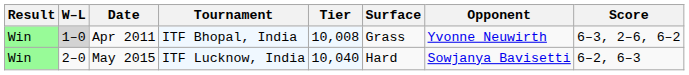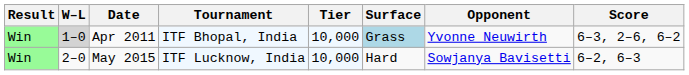(335, 37) 10,008 -> (335, 37) 10,000
(385, 37) no background -> (385, 37) lightblue background
(335, 59) 10,040 -> (335, 59) 10,000
